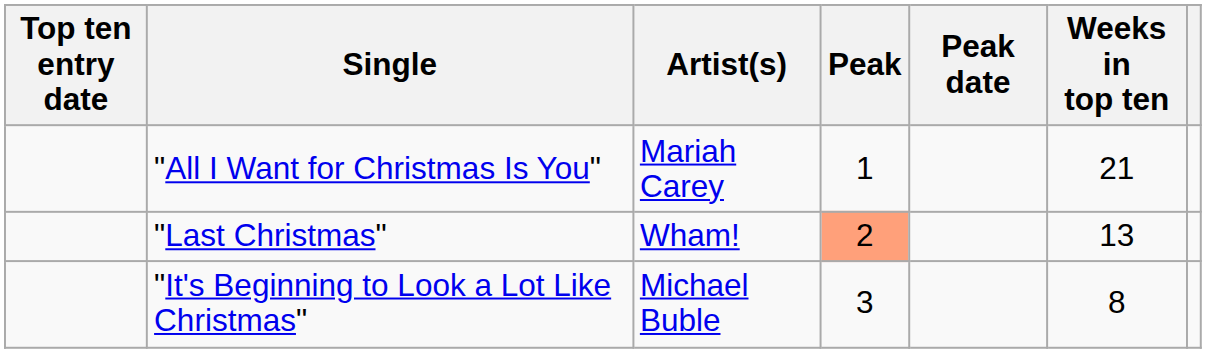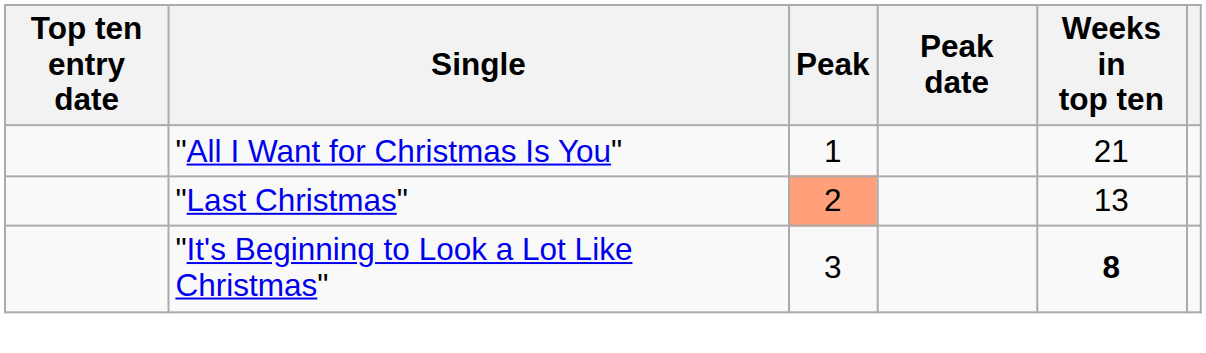- column: (727, 64)
(1117, 303) normal -> (1111, 268) bold
